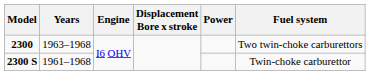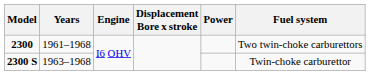(67, 44) 1963–1968 -> (67, 44) 1961–1968
(67, 62) 1961–1968 -> (67, 62) 1963–1968
